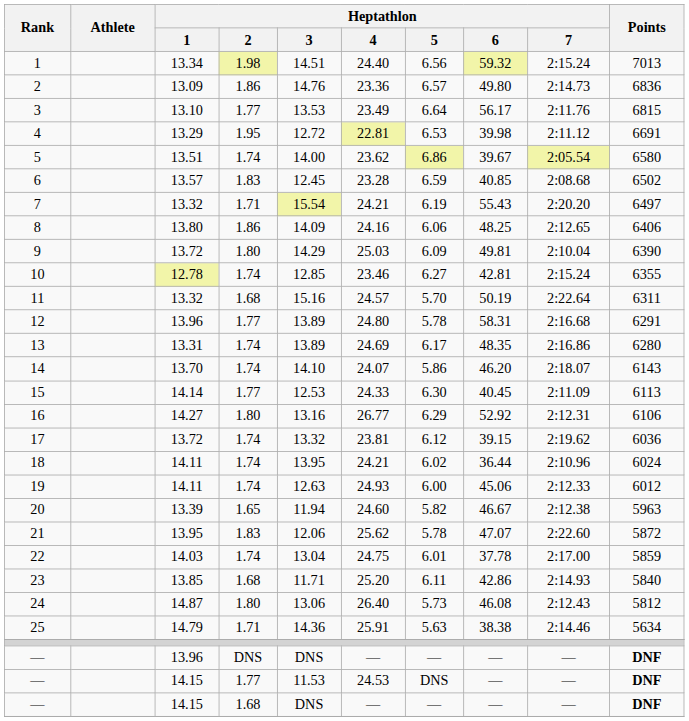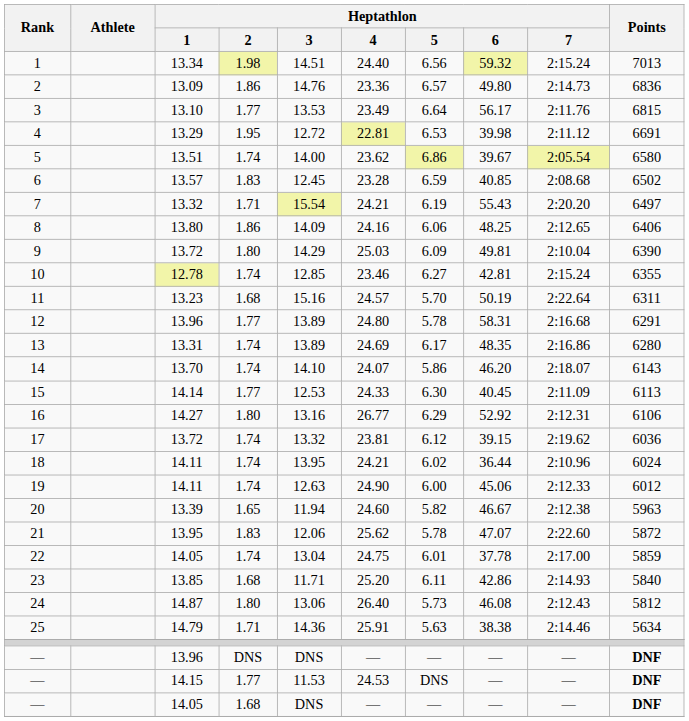(187, 298) 13.32 -> (187, 298) 13.23
(373, 486) 24.93 -> (373, 486) 24.90
(187, 556) 14.03 -> (187, 556) 14.05
(187, 704) 14.15 -> (187, 704) 14.05
